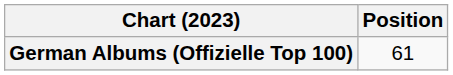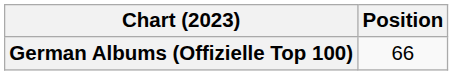(403, 53) 61 -> (403, 53) 66
